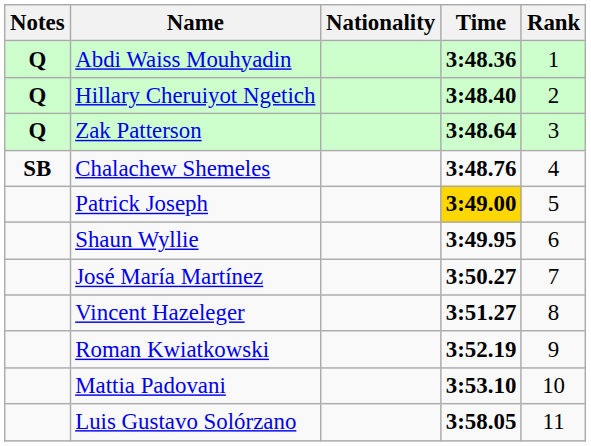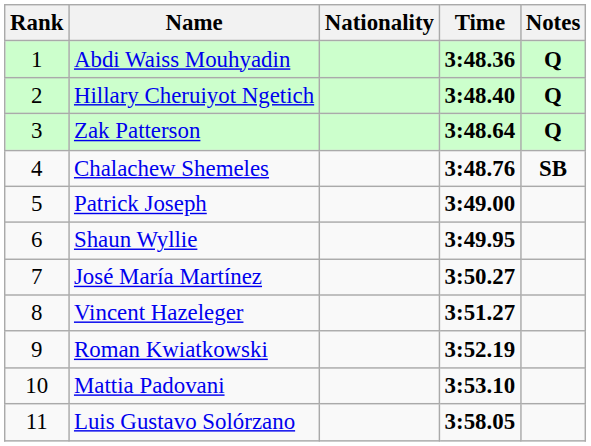columns swapped: (554, 22) <-> (37, 22)
(481, 204) gold background -> (480, 204) no background
